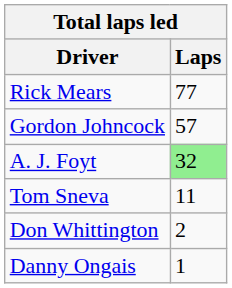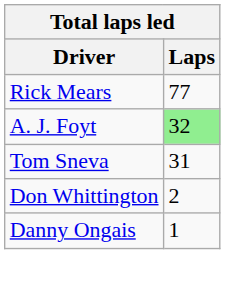- row: (87, 126)
(186, 195) 11 -> (180, 160) 31
